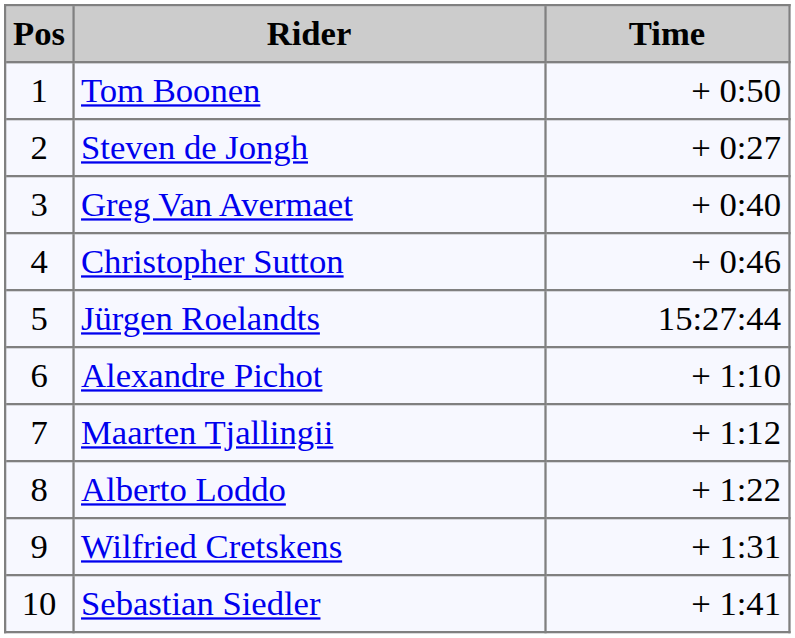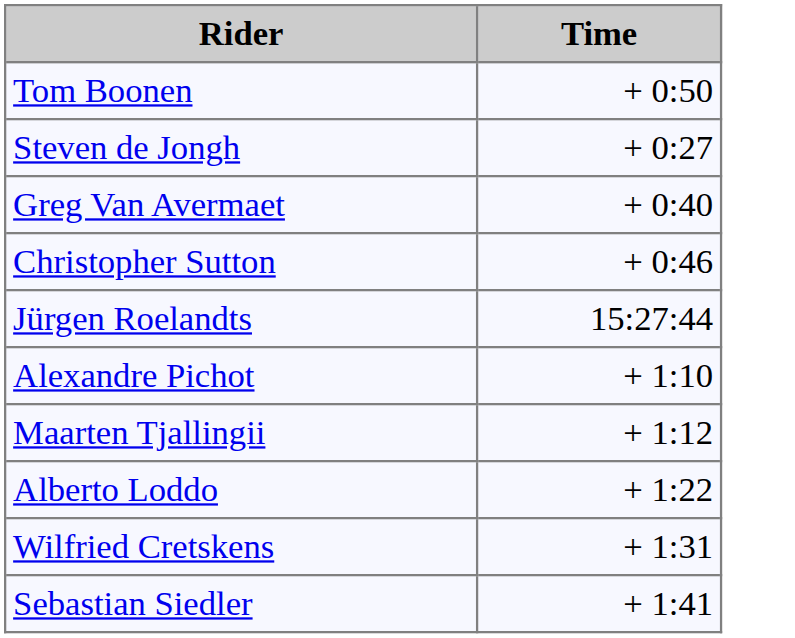- column: (39, 32)
